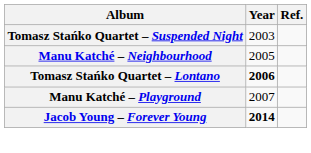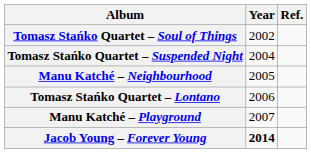+ row: (125, 35)
(262, 35) 2003 -> (262, 55) 2004
(262, 76) bold -> (262, 96) normal
